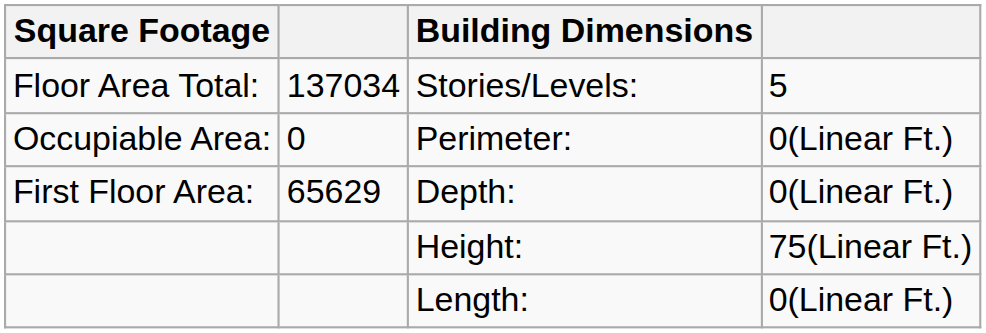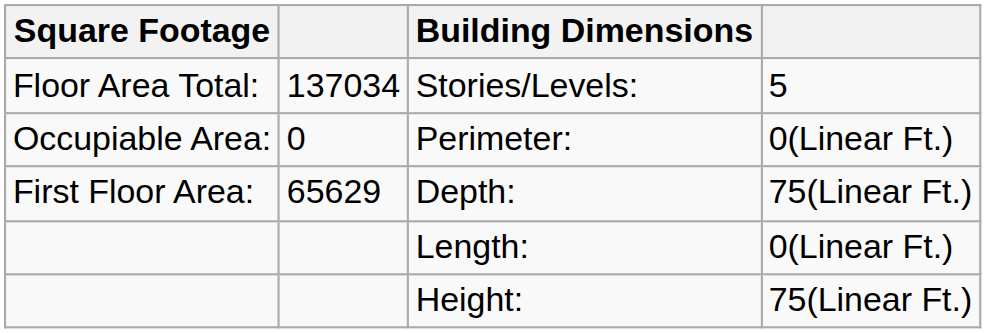(861, 192) 0(Linear Ft.) -> (870, 192) 75(Linear Ft.)
rows swapped: (469, 246) <-> (472, 300)
